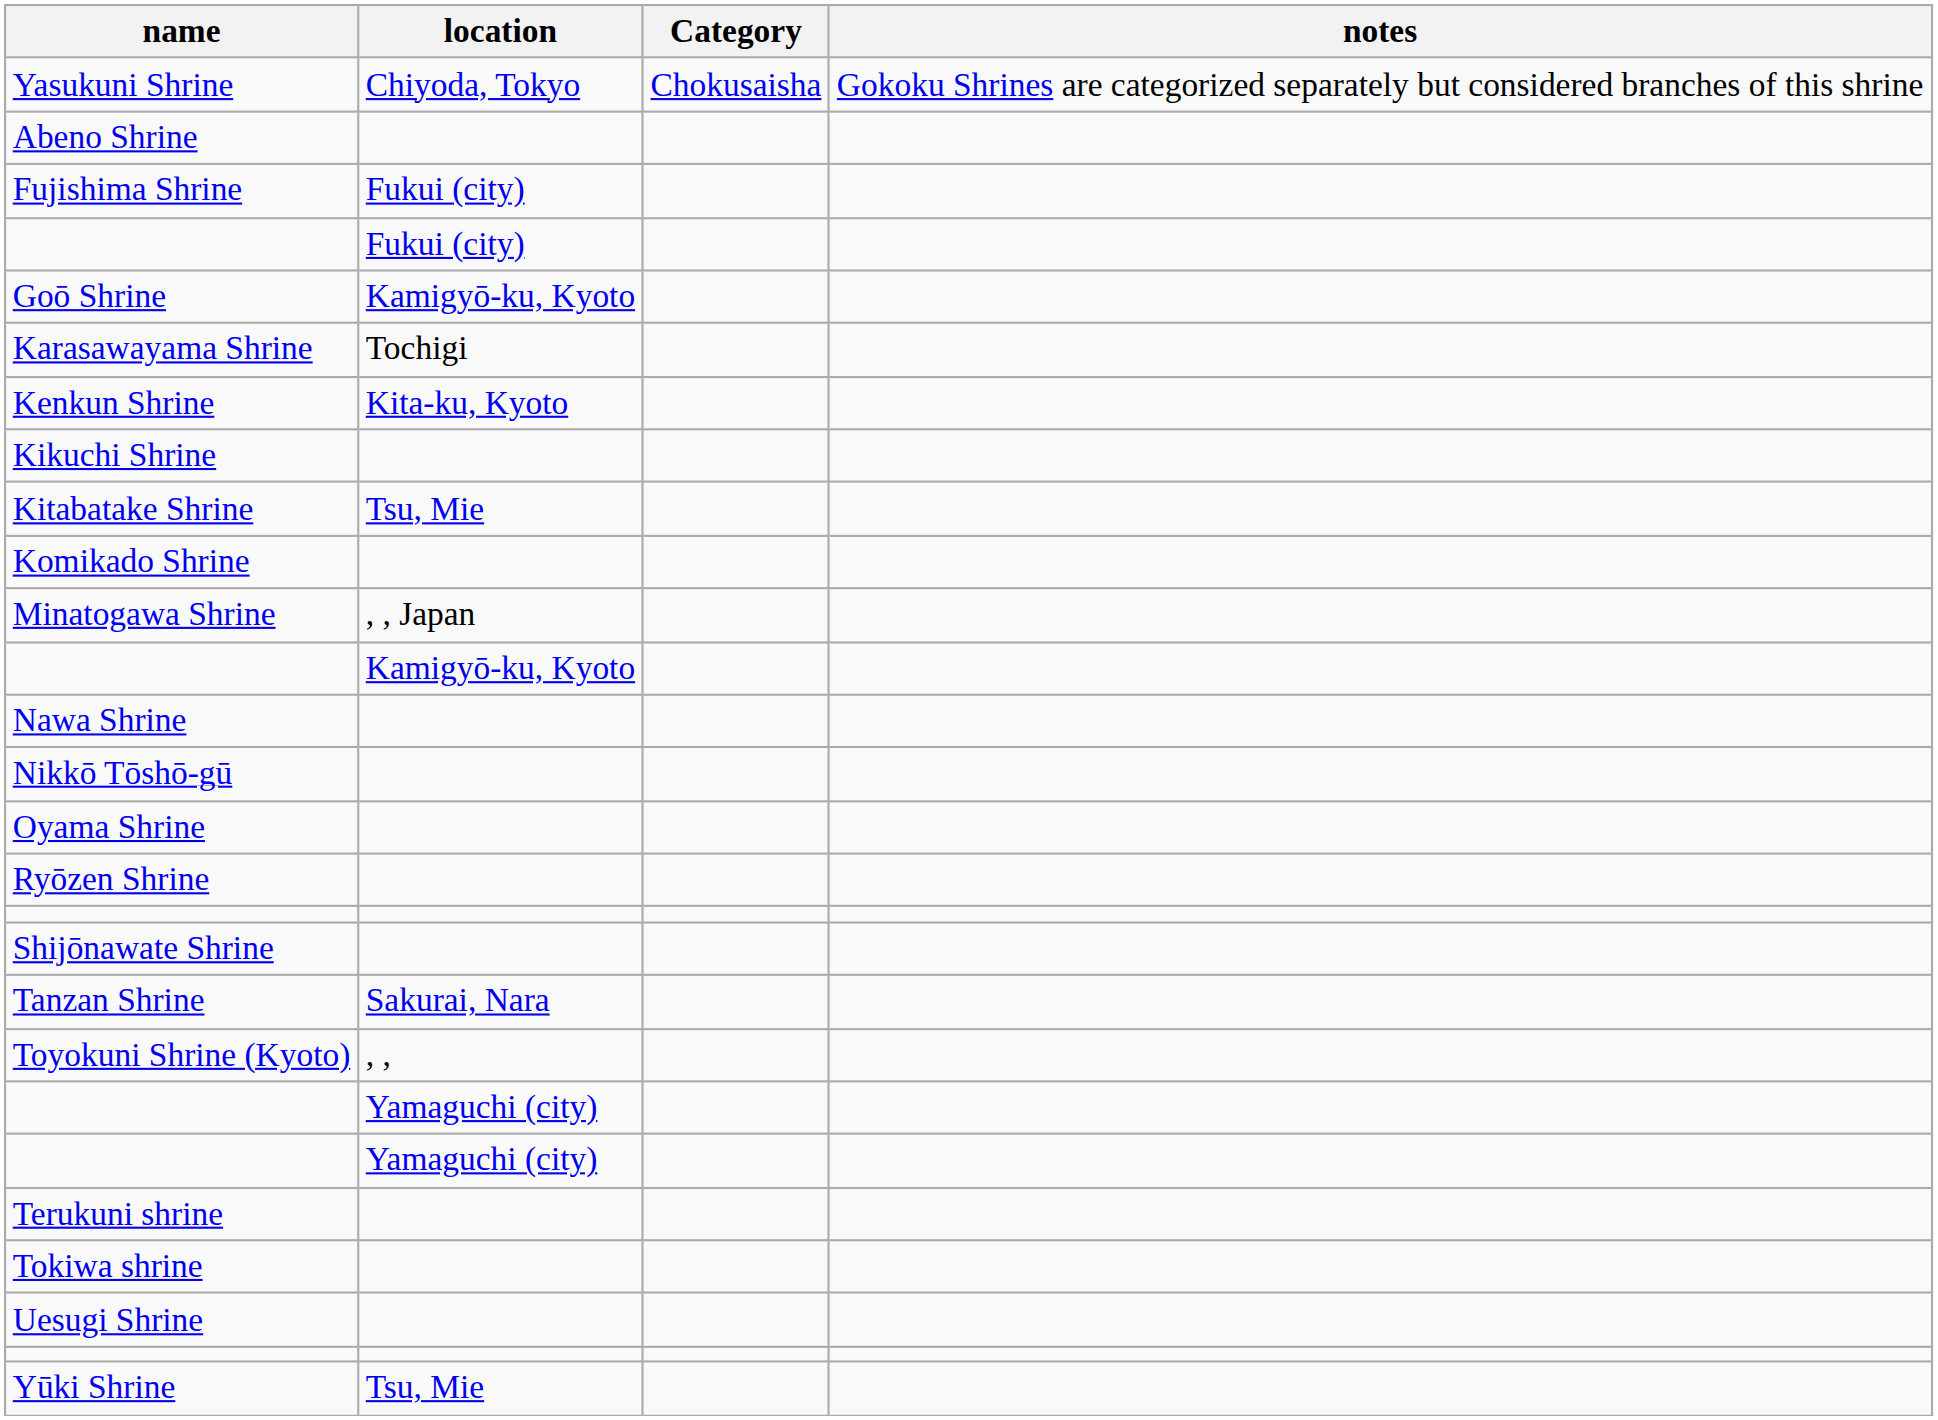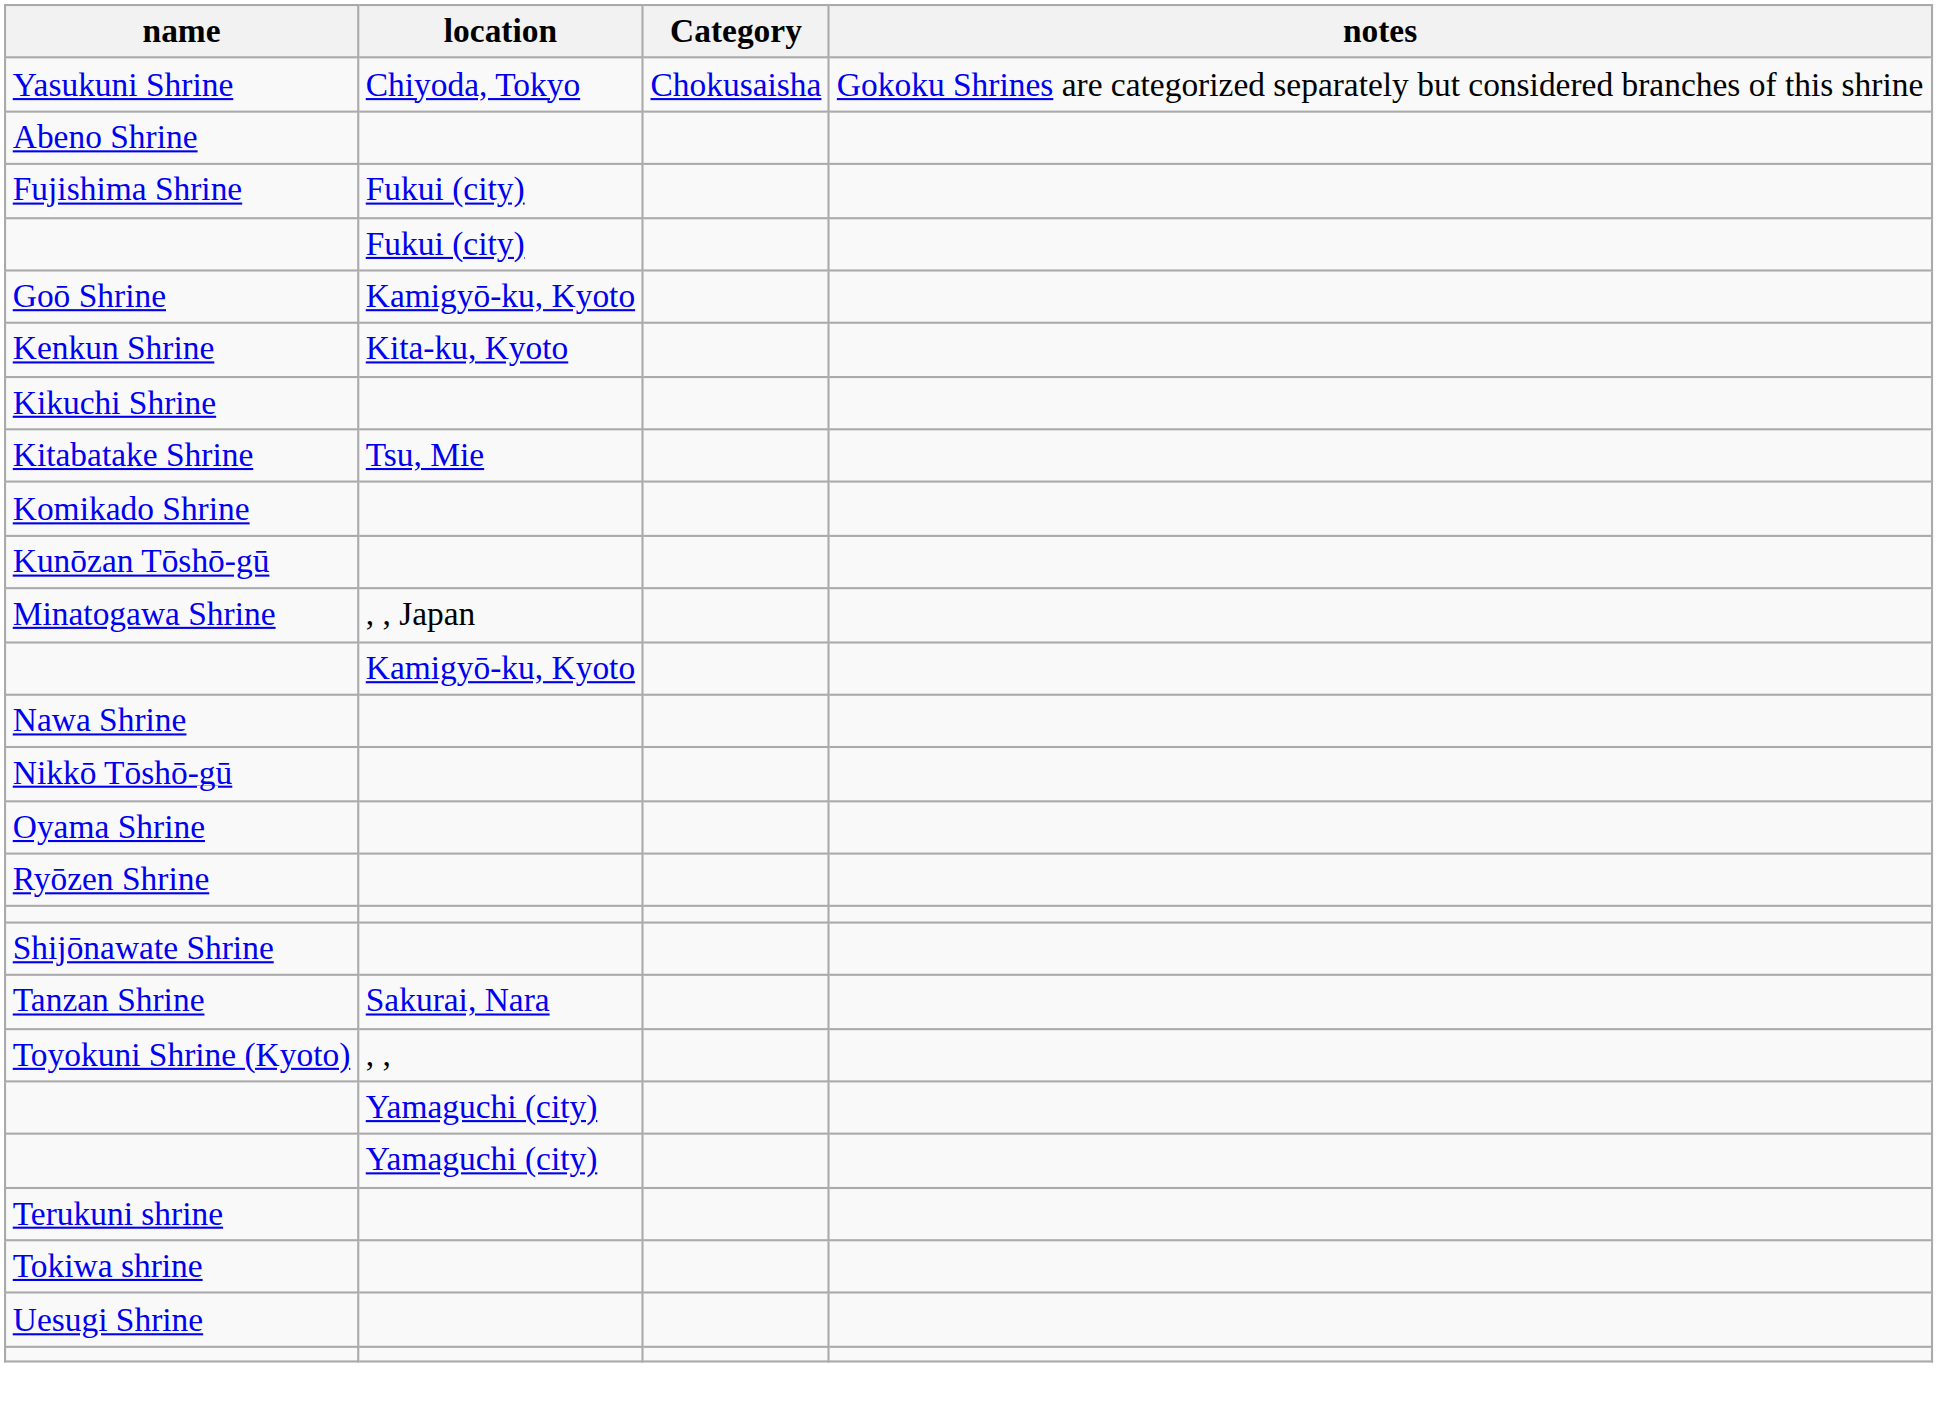- row: (163, 349)
+ row: (141, 561)
- row: (94, 1387)
